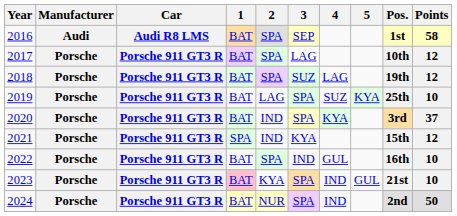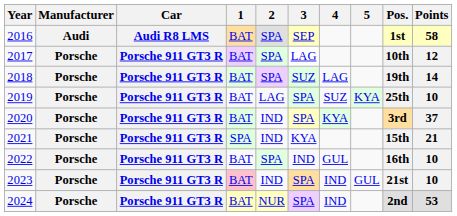(432, 77) 12 -> (432, 77) 14
(432, 139) 12 -> (432, 139) 21
(272, 180) KYA -> (272, 180) IND
(432, 201) 50 -> (432, 201) 53
